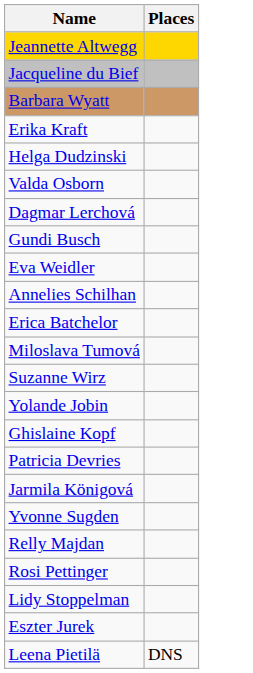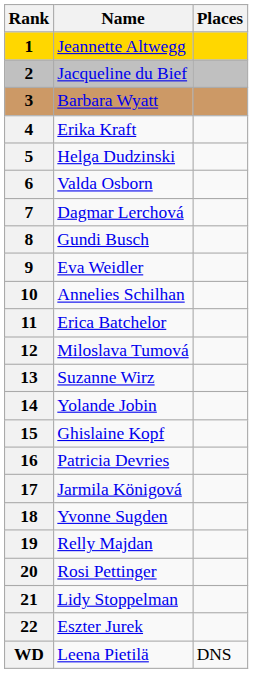+ column: (29, 18)
